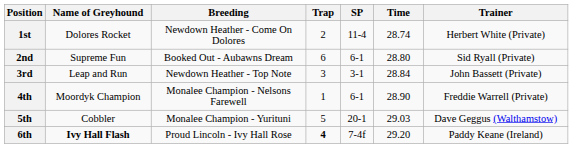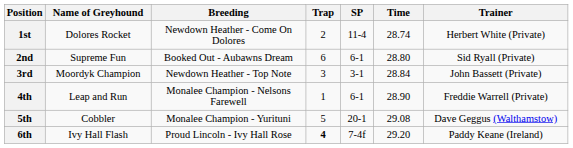(98, 73) Leap and Run -> (98, 73) Moordyk Champion
(98, 96) Moordyk Champion -> (98, 96) Leap and Run
(398, 118) 29.03 -> (398, 118) 29.08
(98, 135) bold -> (98, 135) normal
